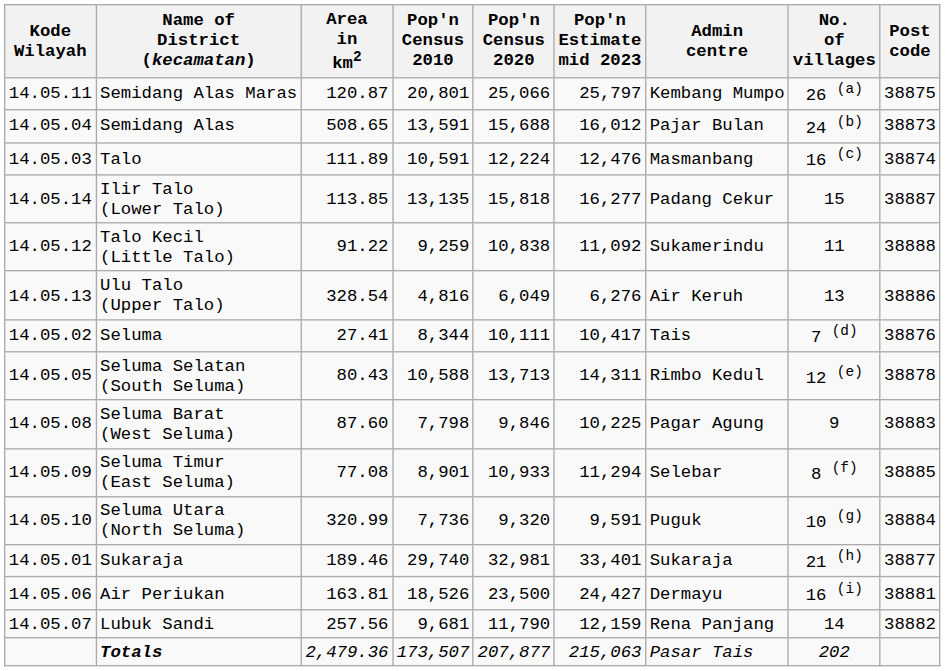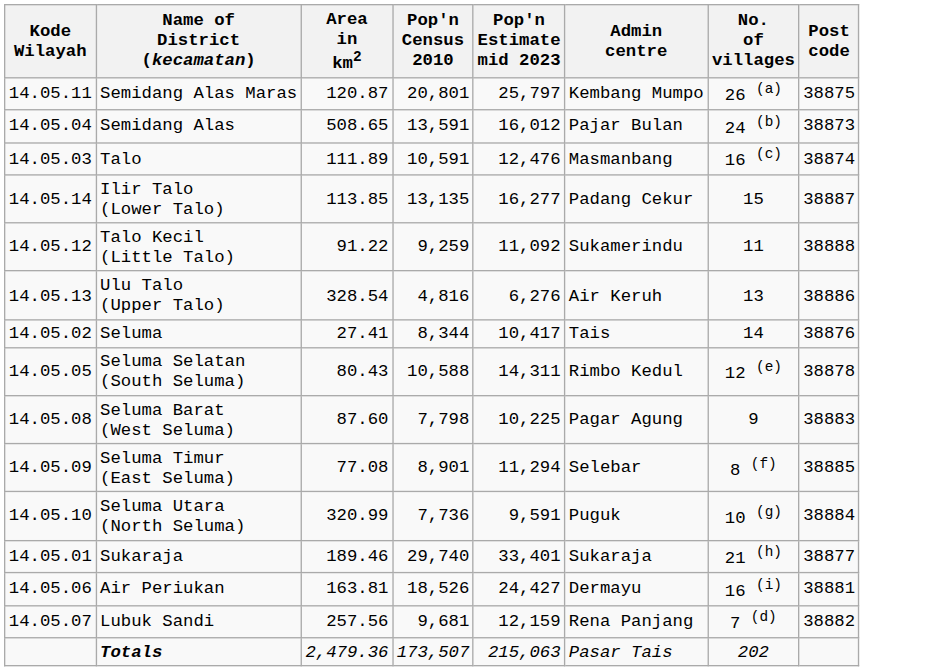- column: (514, 41)
(834, 336) 7 (d) -> (753, 333) 14
(834, 624) 14 -> (753, 622) 7 (d)
